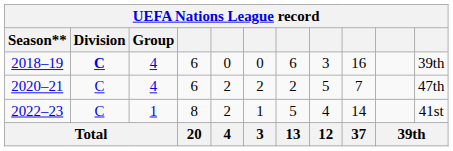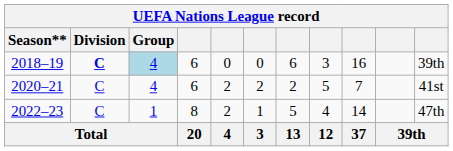(153, 63) no background -> (153, 63) lightblue background
(431, 87) 47th -> (431, 87) 41st
(431, 110) 41st -> (431, 110) 47th
